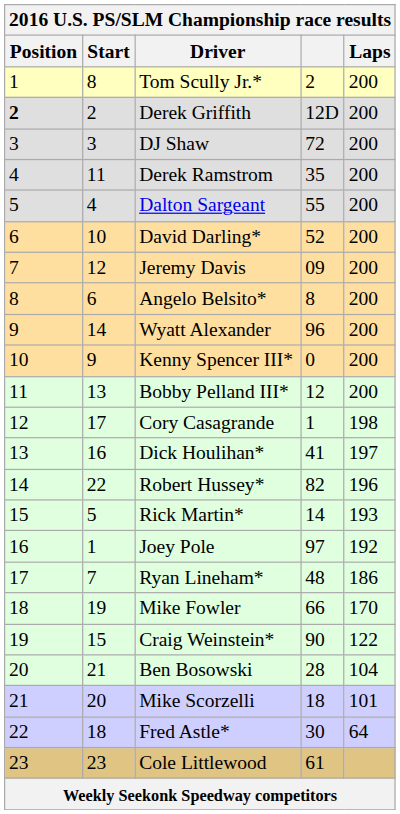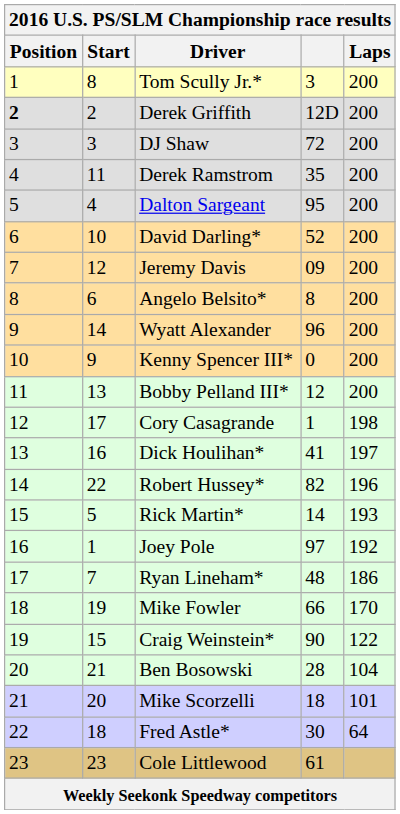(310, 81) 2 -> (310, 81) 3
(315, 205) 55 -> (315, 205) 95
